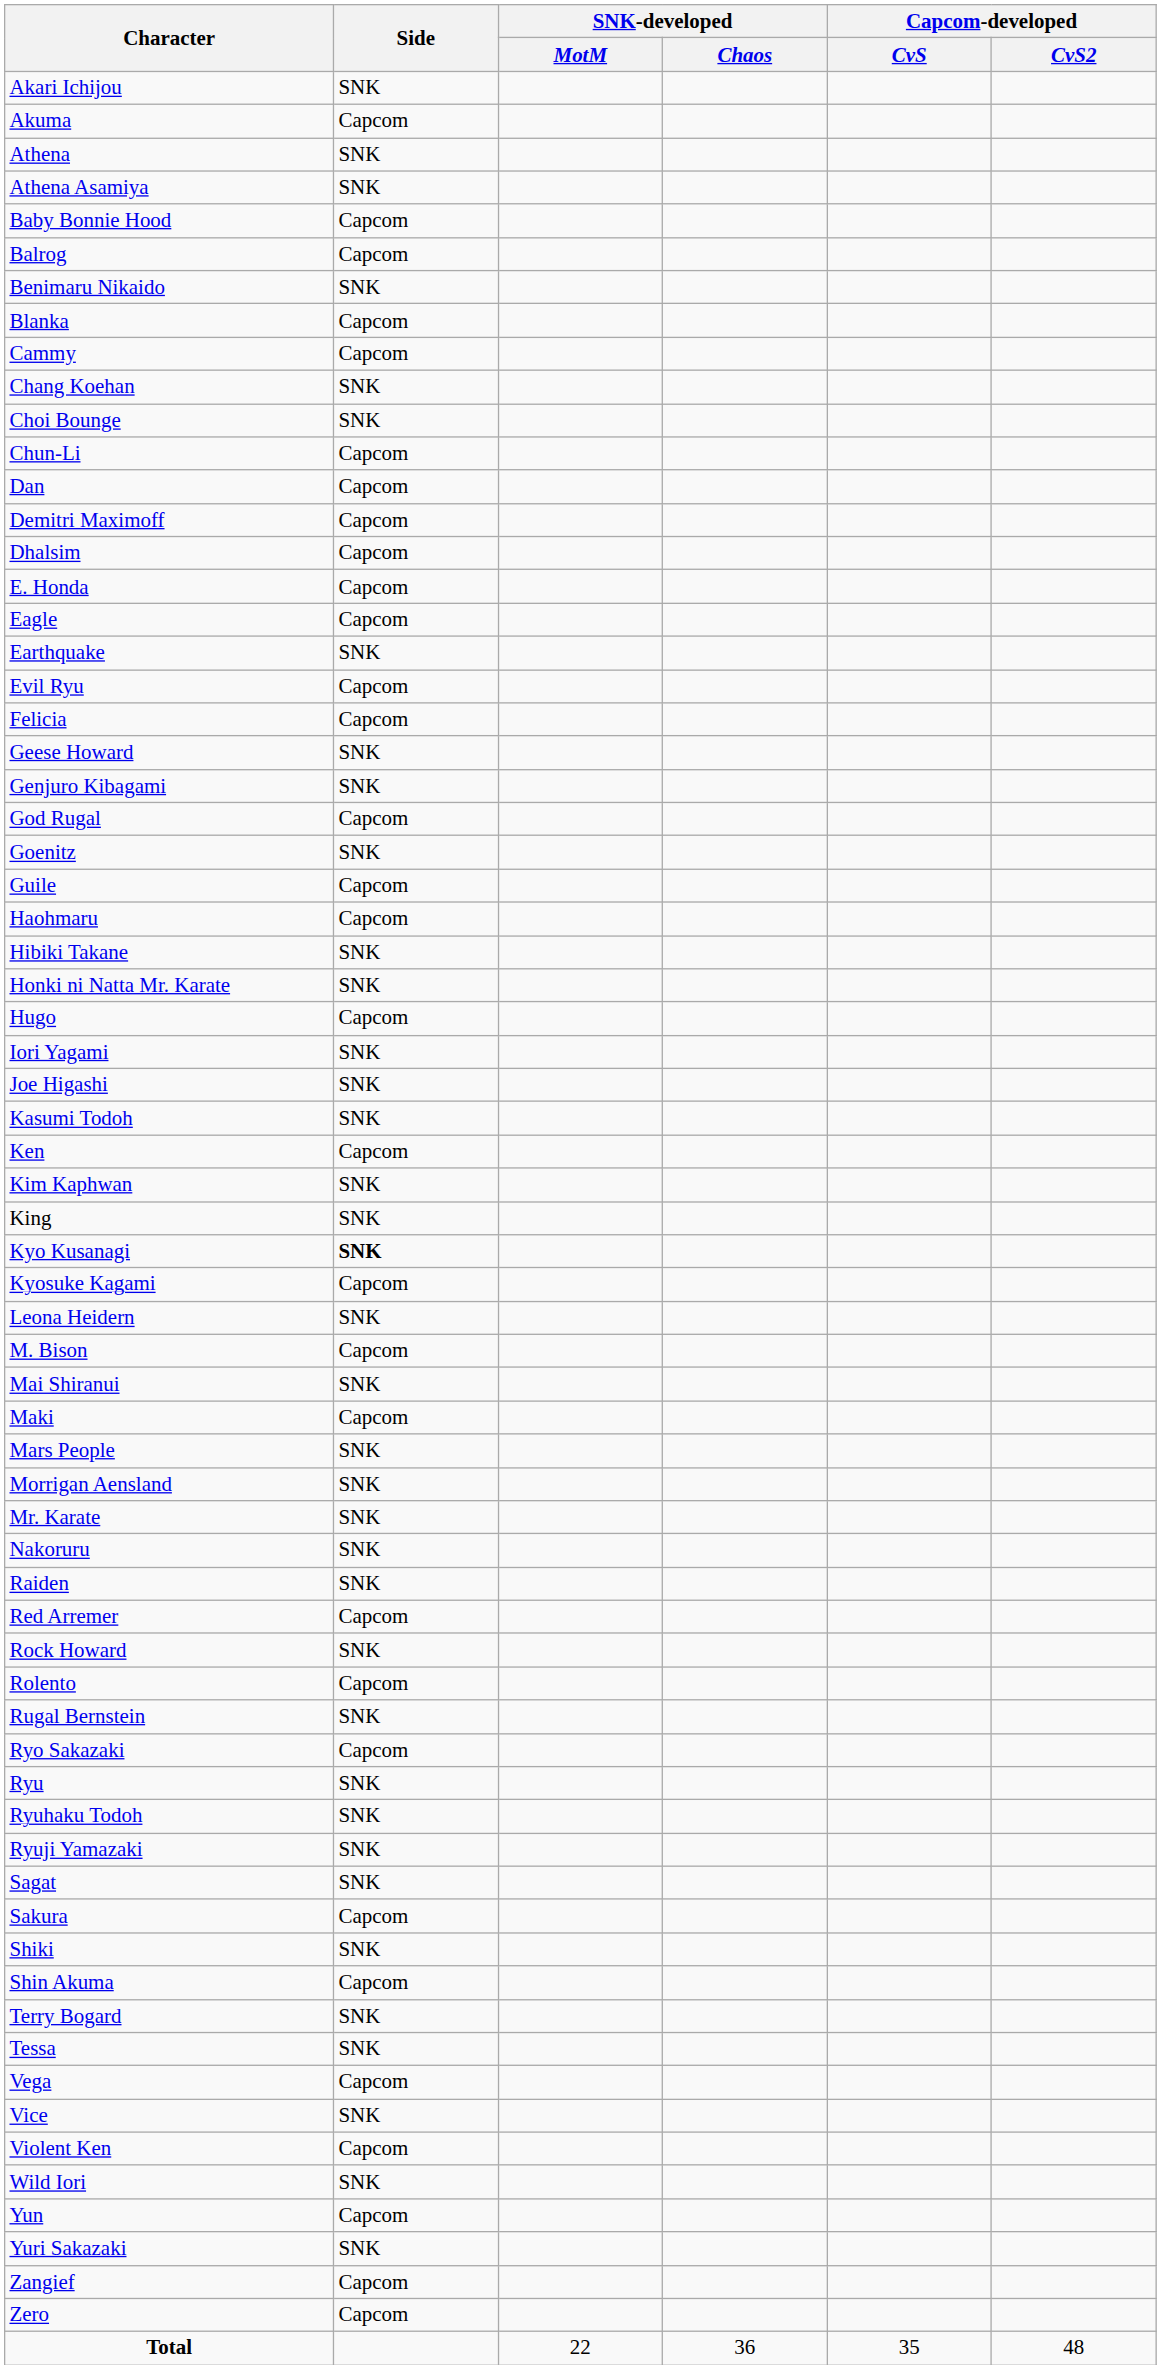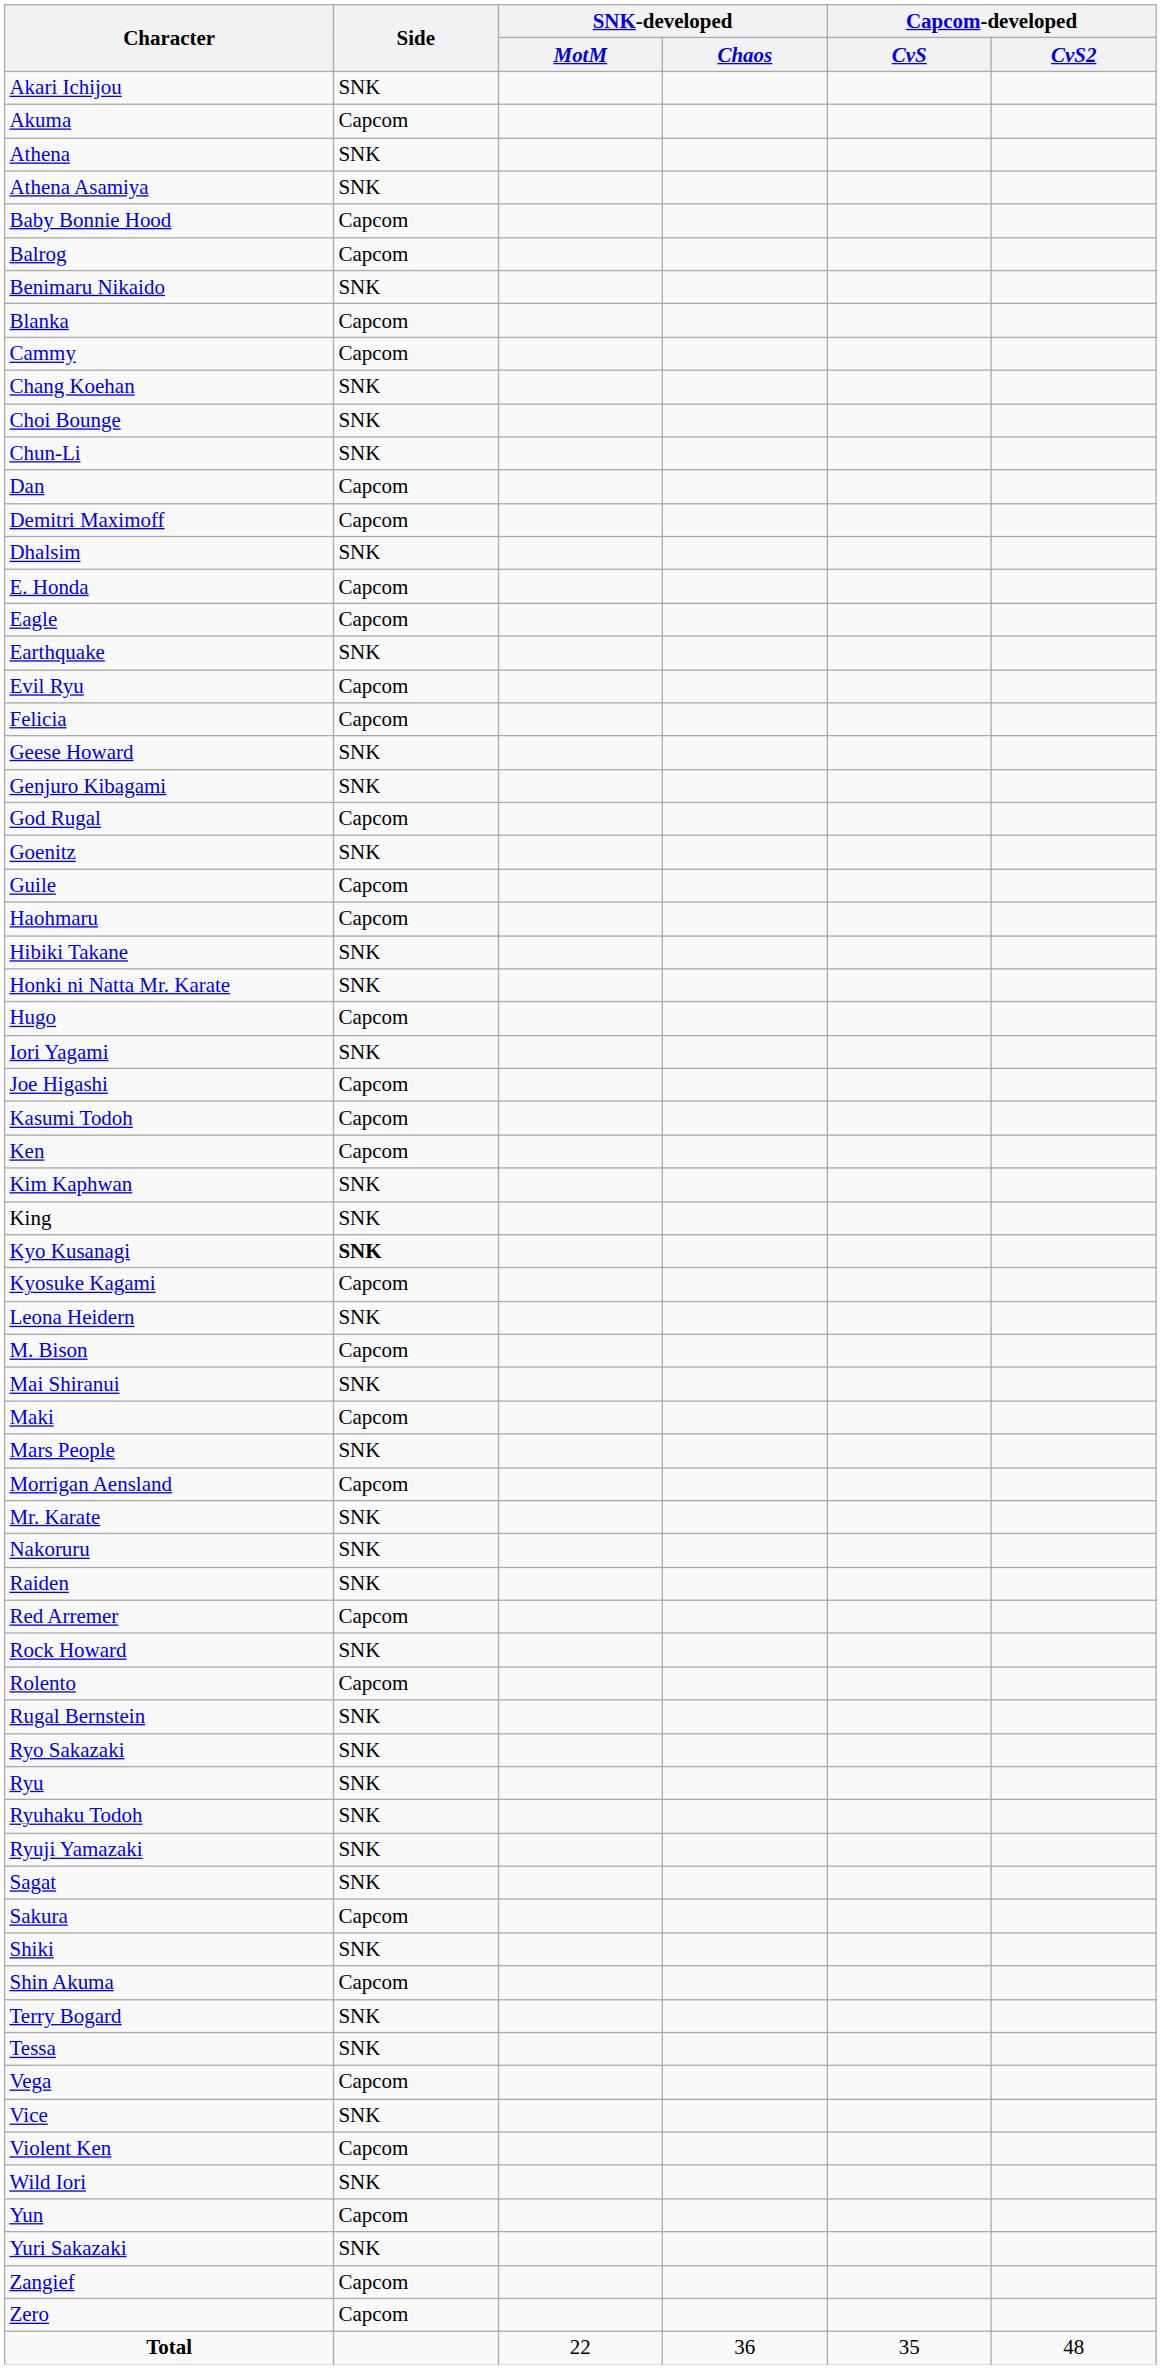(373, 453) Capcom -> (359, 453) SNK
(373, 552) Capcom -> (359, 552) SNK
(359, 1084) SNK -> (373, 1084) Capcom
(359, 1118) SNK -> (373, 1118) Capcom
(359, 1483) SNK -> (373, 1483) Capcom
(373, 1749) Capcom -> (359, 1749) SNK
